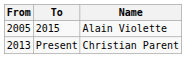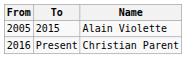(19, 45) 2013 -> (19, 45) 2016
